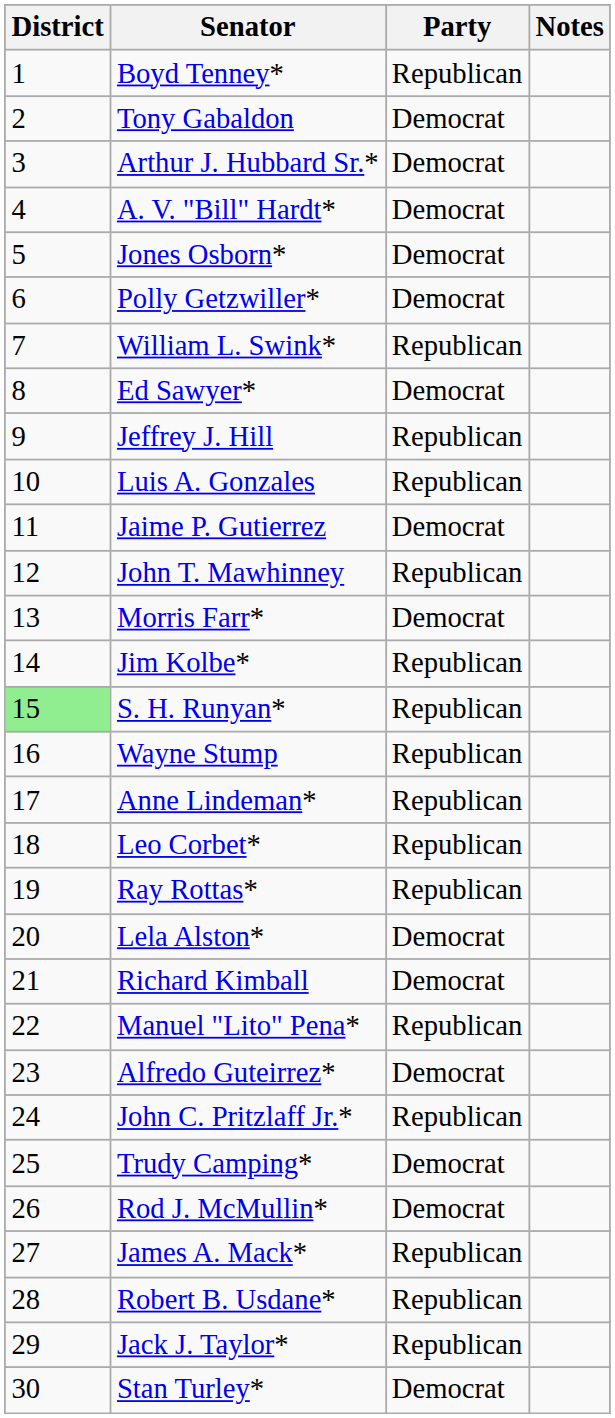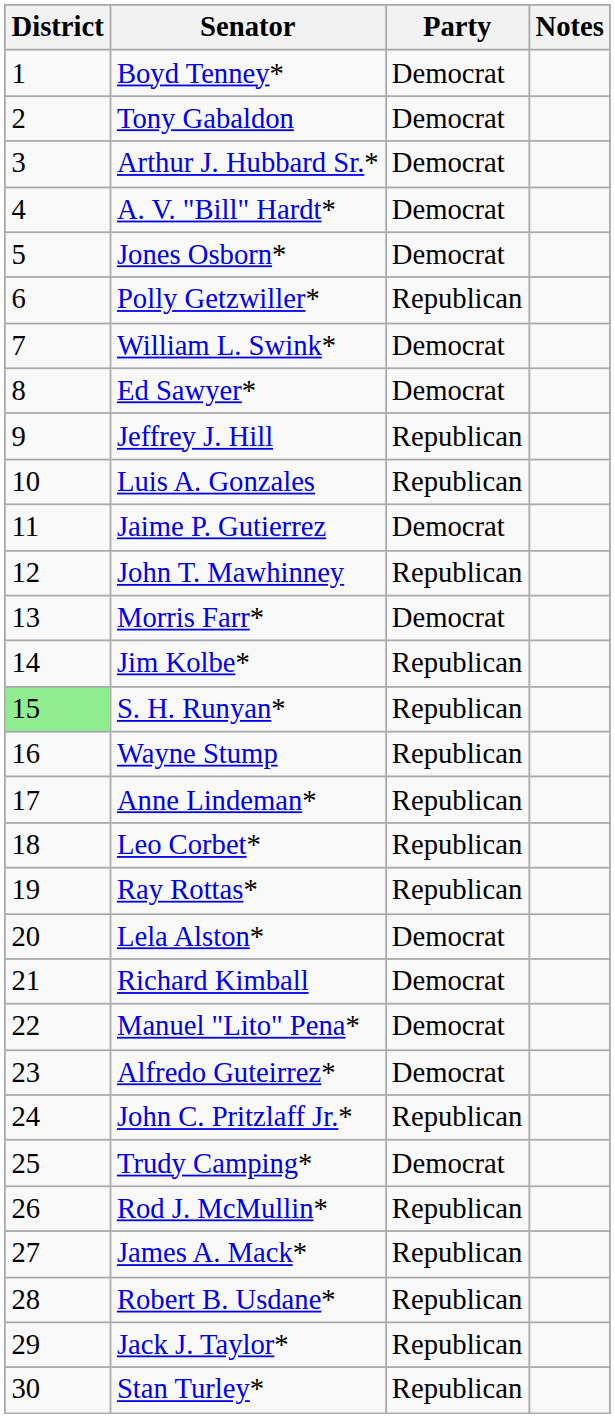(457, 72) Republican -> (448, 72) Democrat
(448, 299) Democrat -> (457, 299) Republican
(457, 345) Republican -> (448, 345) Democrat
(457, 1026) Republican -> (448, 1026) Democrat
(448, 1208) Democrat -> (457, 1208) Republican
(448, 1389) Democrat -> (457, 1389) Republican
